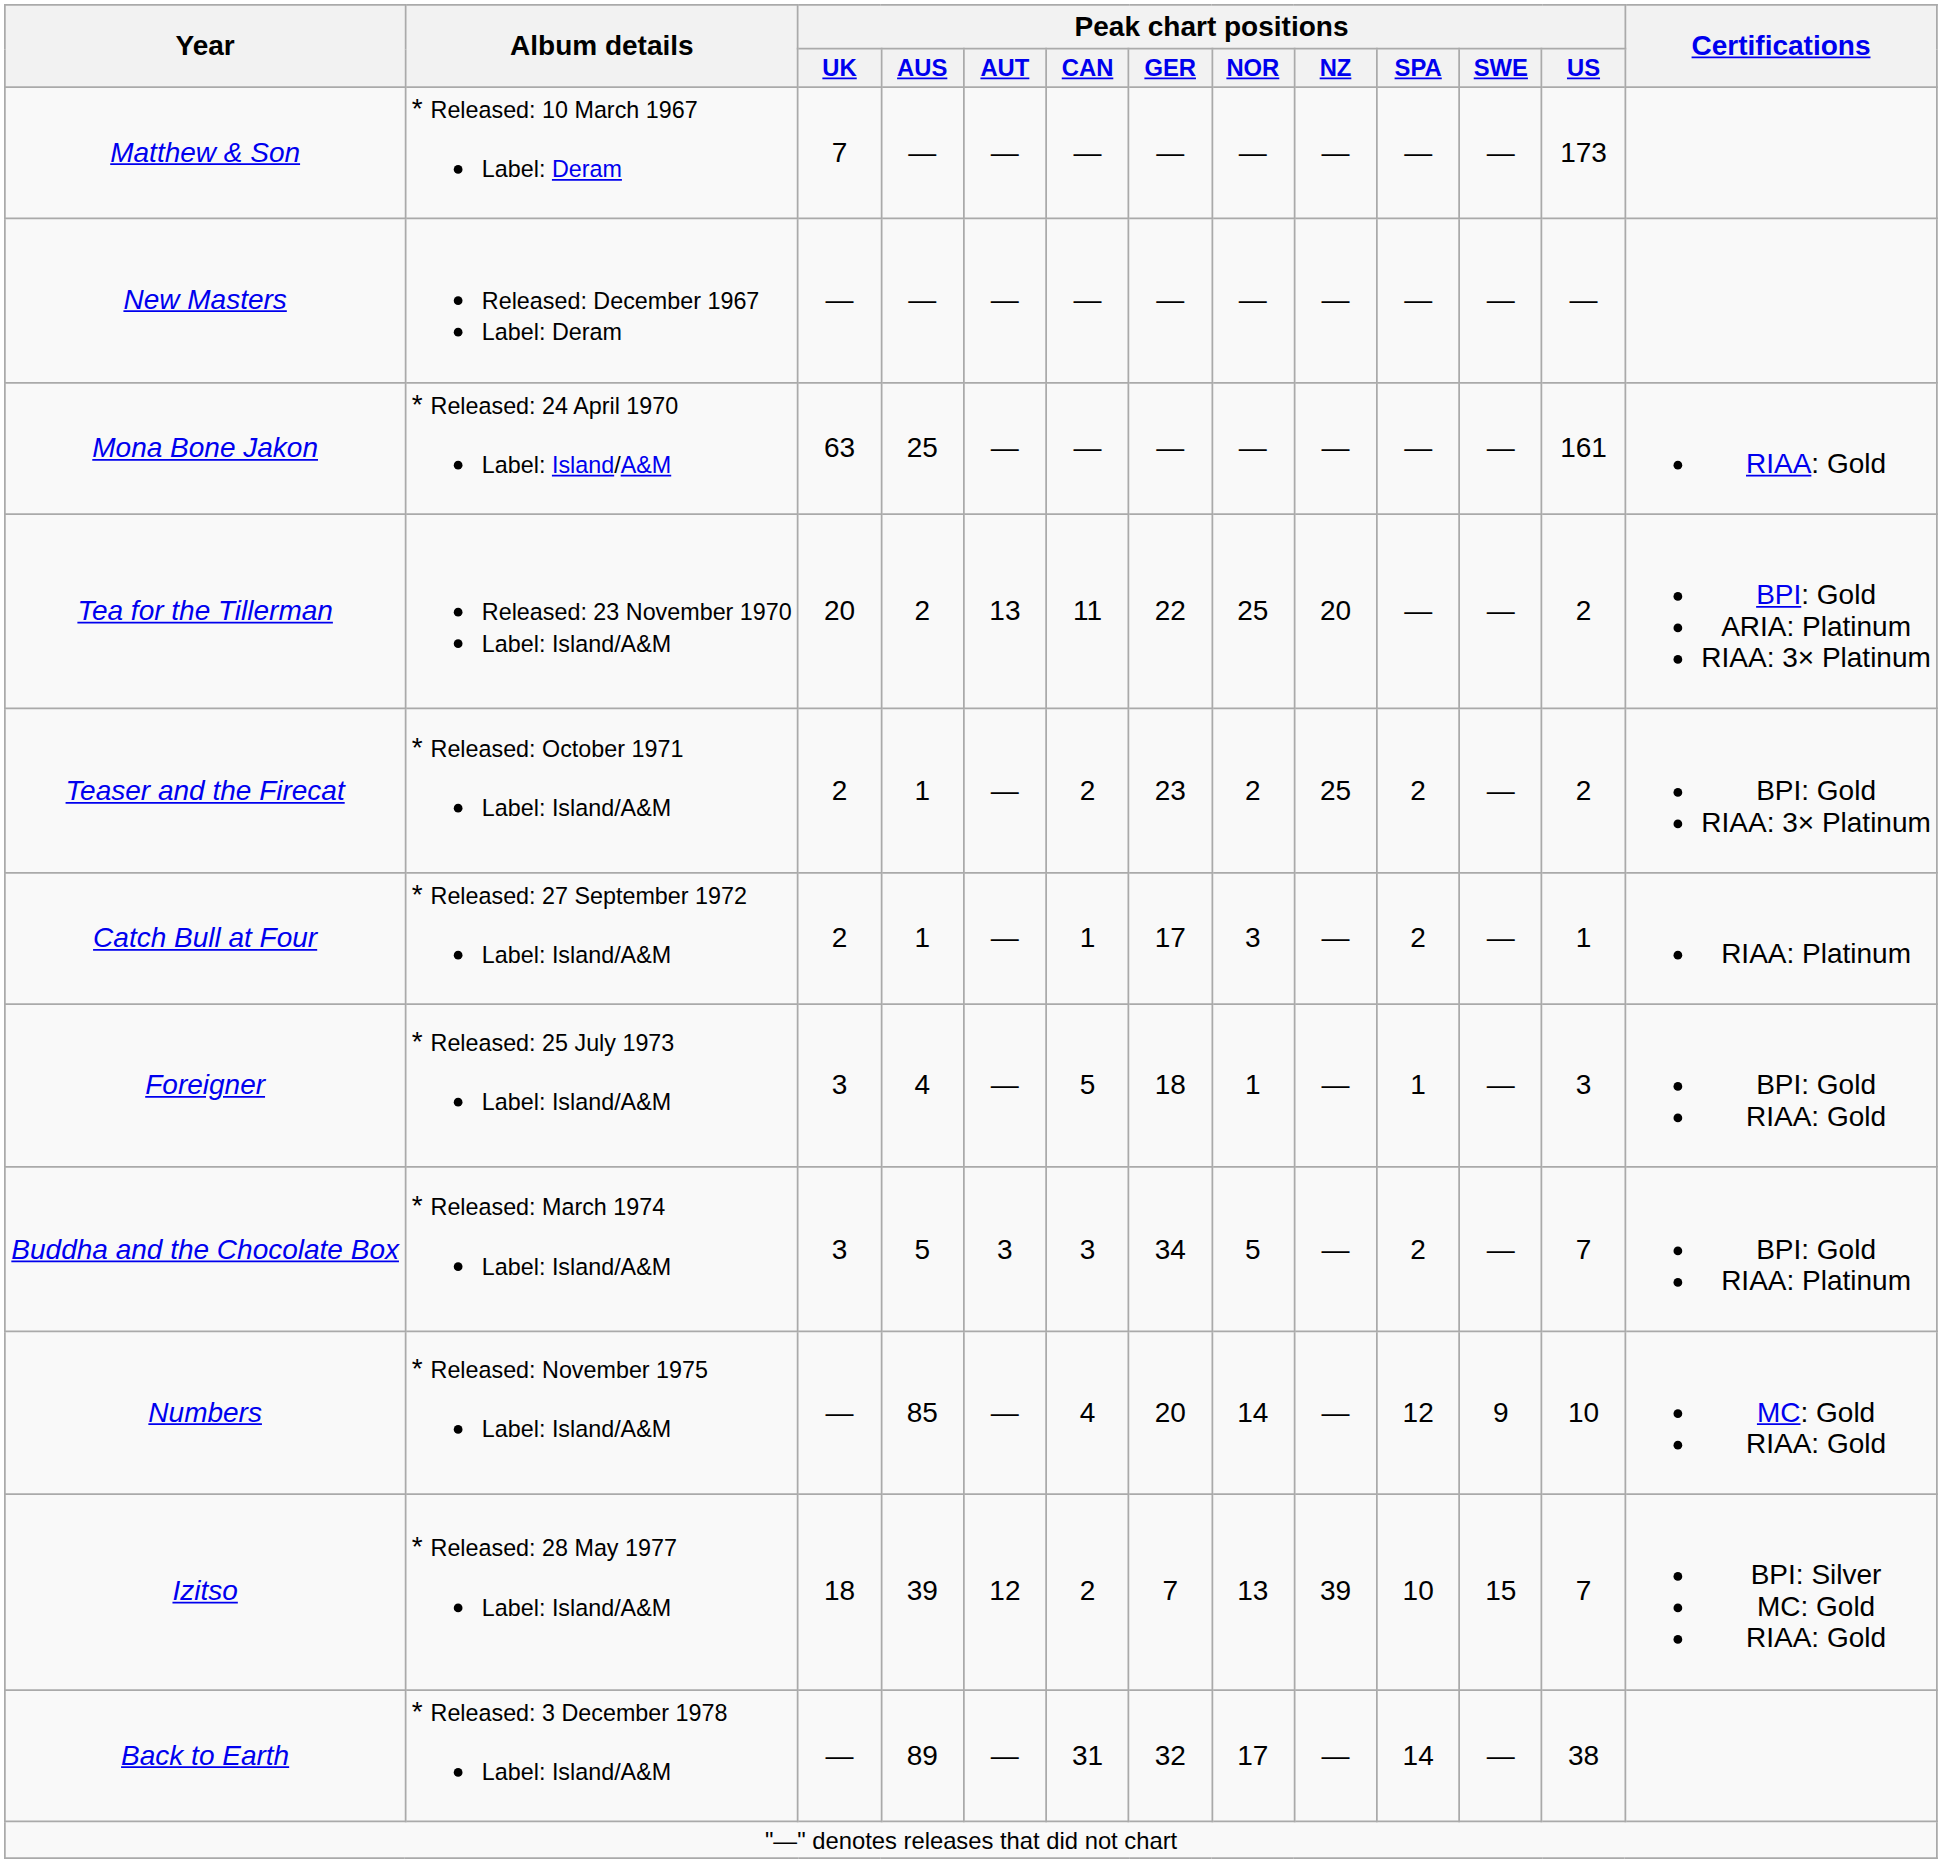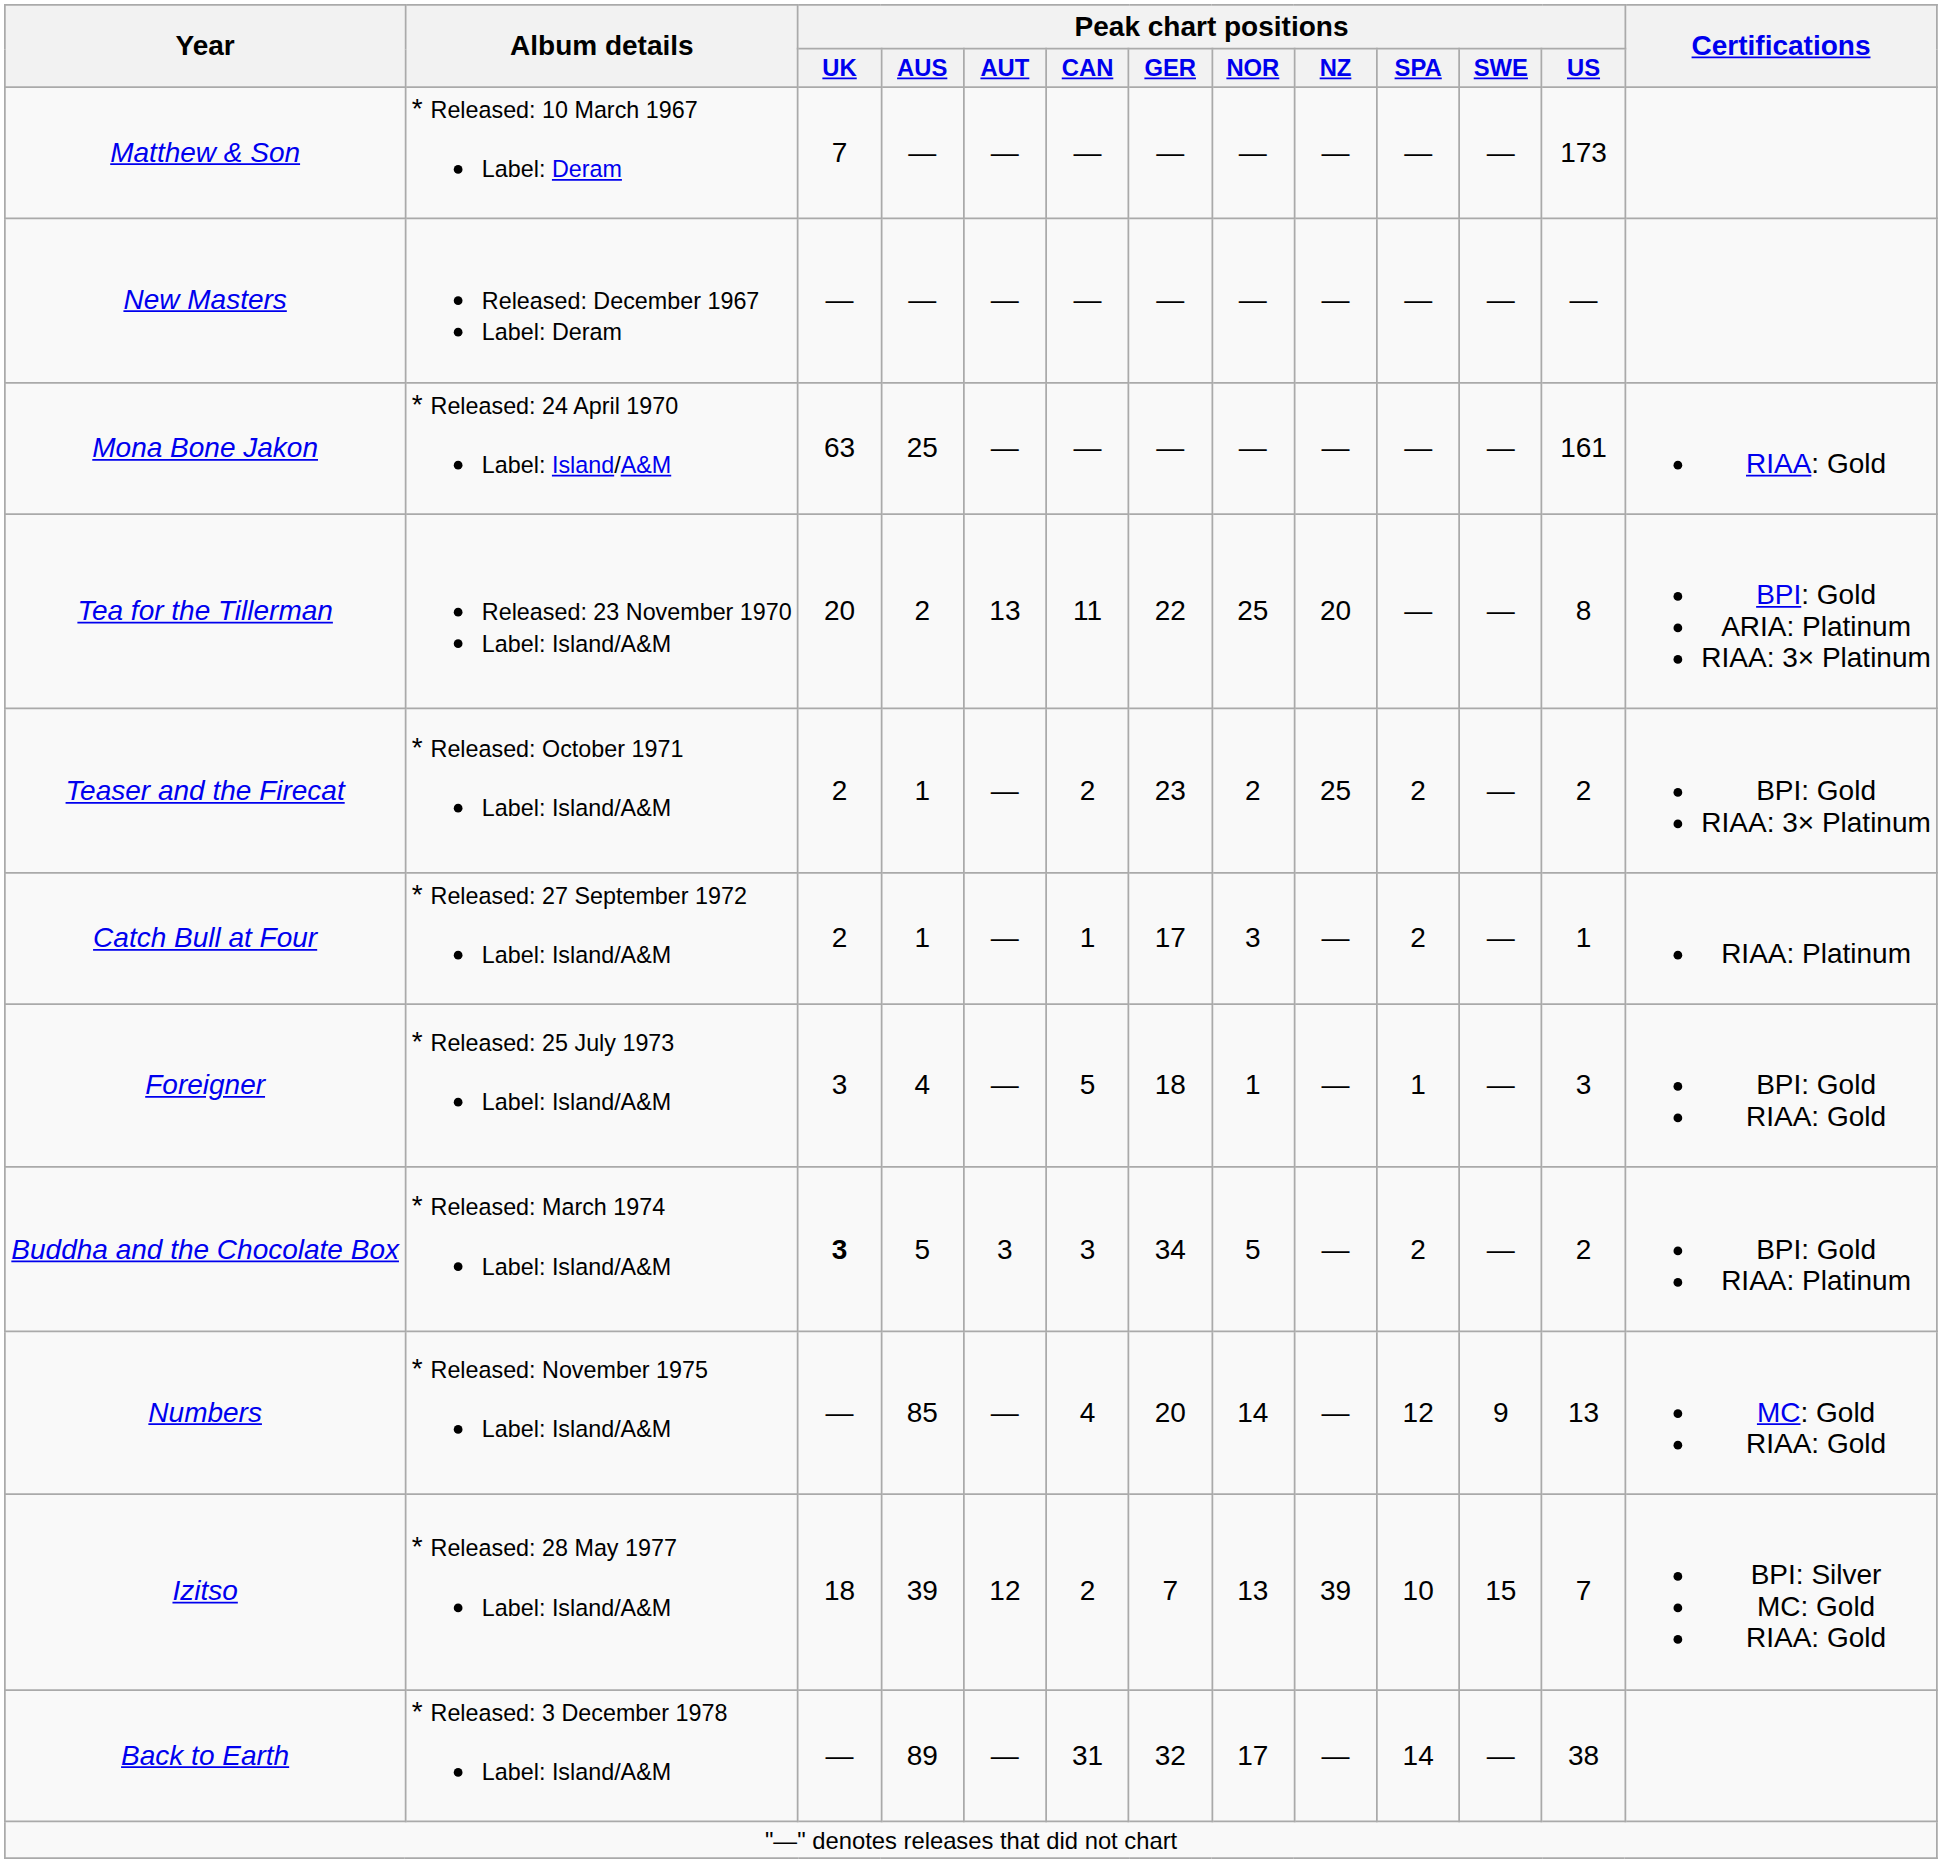(1583, 611) 2 -> (1583, 611) 8
(840, 1248) normal -> (840, 1248) bold
(1583, 1248) 7 -> (1583, 1248) 2
(1583, 1412) 10 -> (1583, 1412) 13
